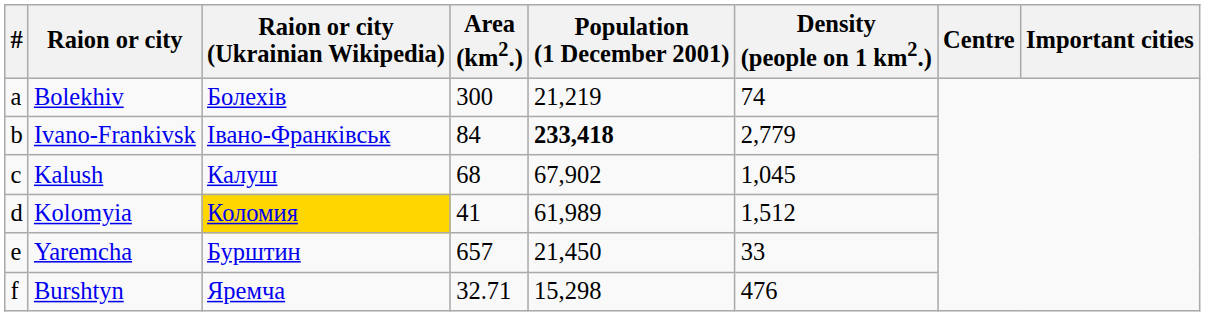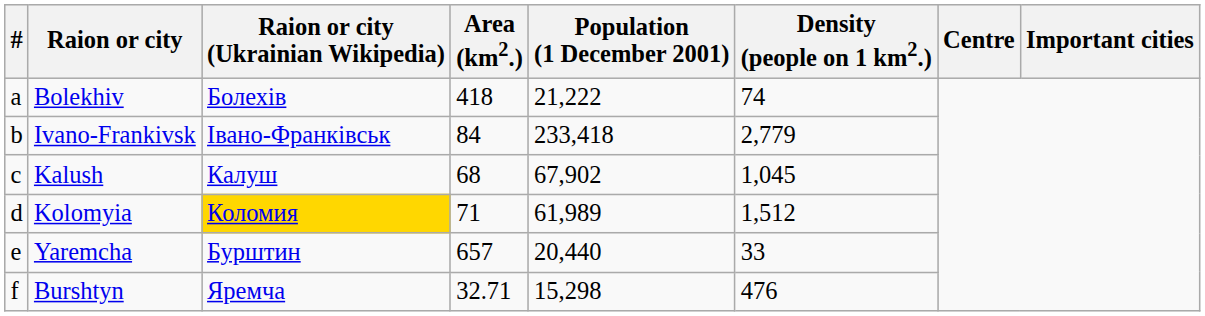(475, 96) 300 -> (475, 96) 418
(568, 96) 21,219 -> (568, 96) 21,222
(574, 135) bold -> (574, 135) normal
(468, 213) 41 -> (468, 213) 71
(568, 252) 21,450 -> (568, 252) 20,440
